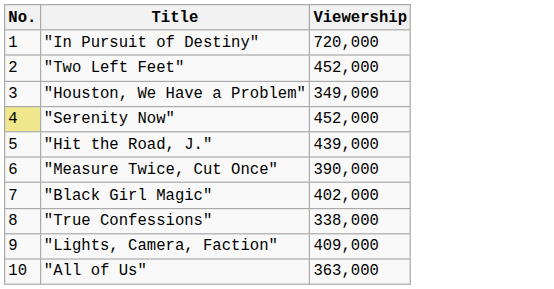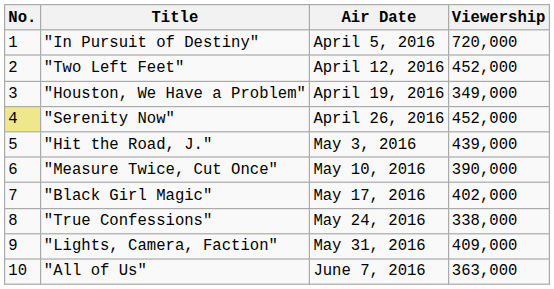+ column: (379, 17)
